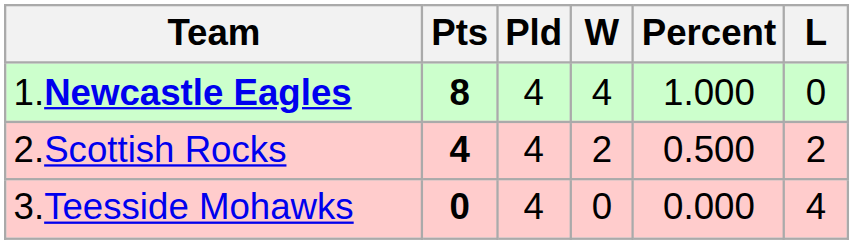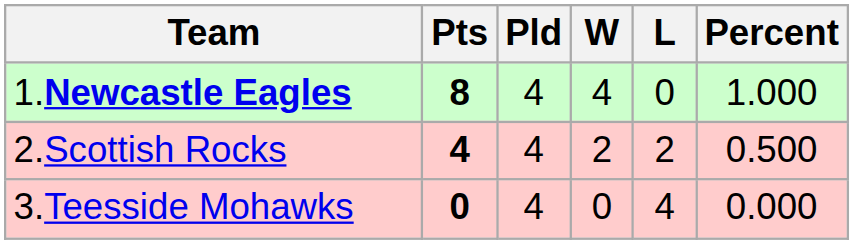columns swapped: (816, 33) <-> (709, 33)
